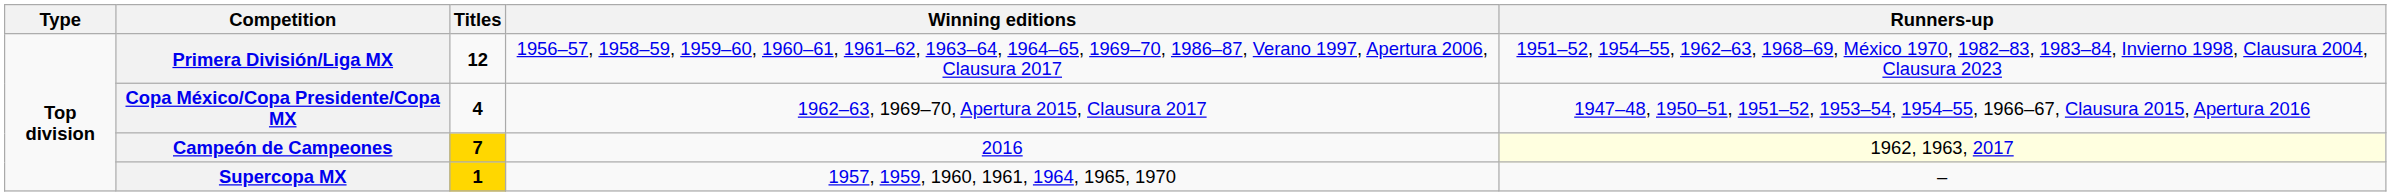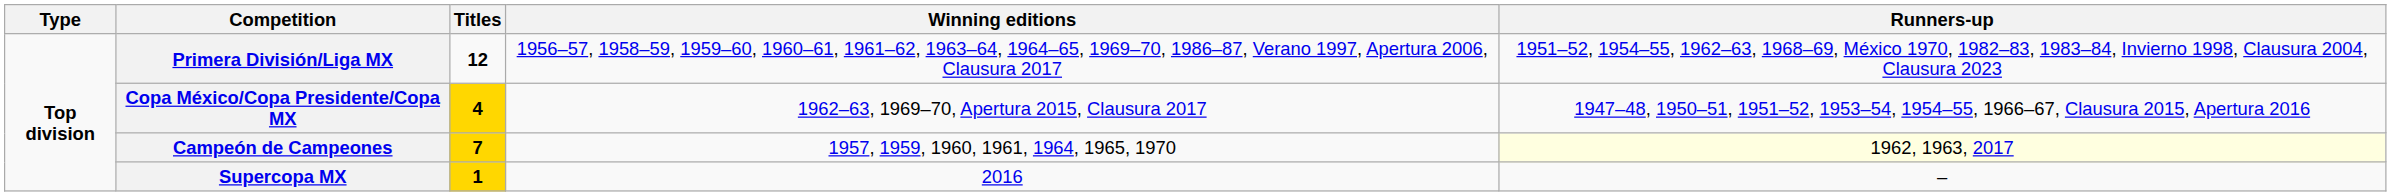(478, 108) no background -> (478, 108) gold background
(1002, 148) 2016 -> (1002, 148) 1957, 1959, 1960, 1961, 1964, 1965, 1970
(1002, 177) 1957, 1959, 1960, 1961, 1964, 1965, 1970 -> (1002, 177) 2016
